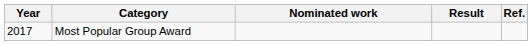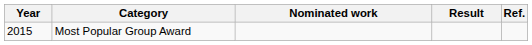(20, 31) 2017 -> (20, 31) 2015
